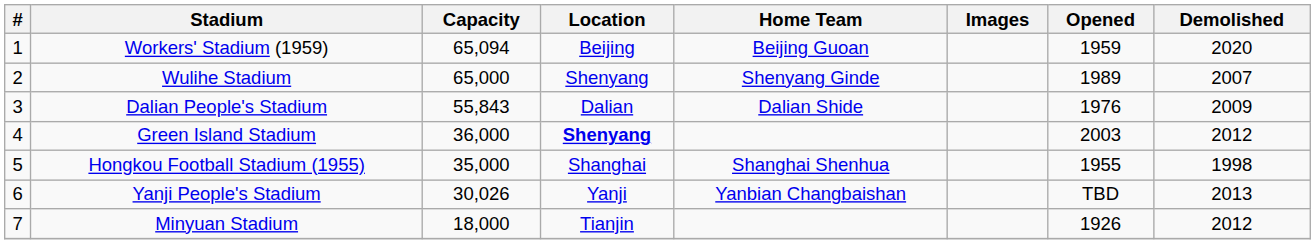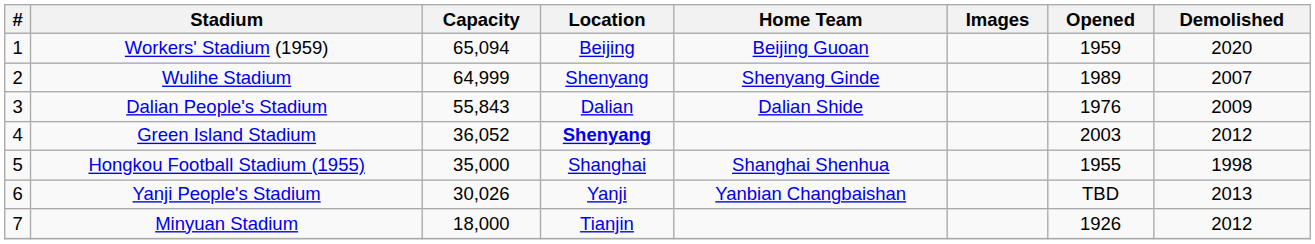(481, 77) 65,000 -> (481, 77) 64,999
(481, 135) 36,000 -> (481, 135) 36,052
